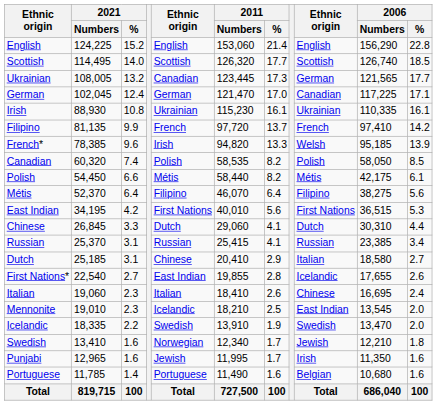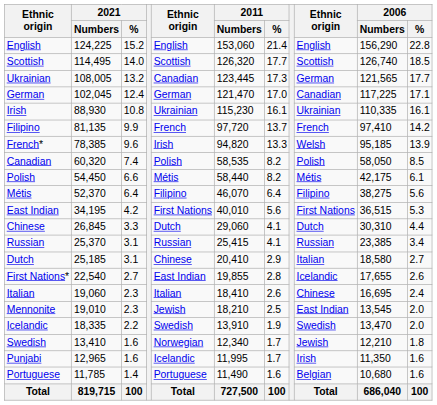(174, 309) Icelandic -> (170, 309) Jewish
(170, 359) Jewish -> (174, 359) Icelandic
